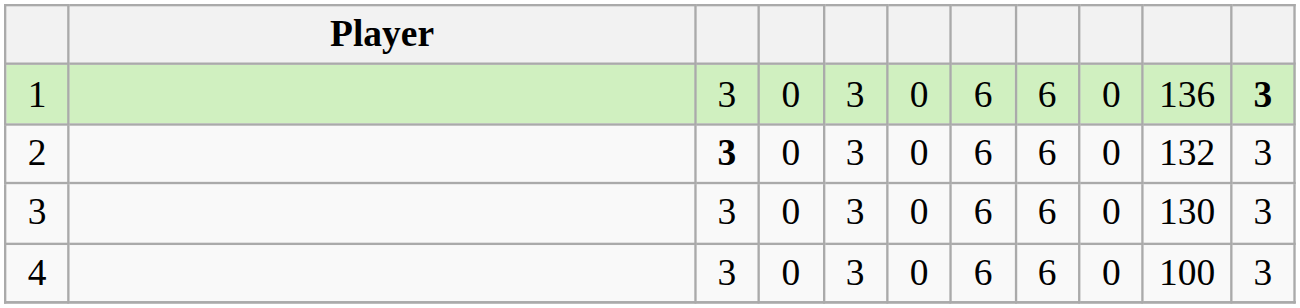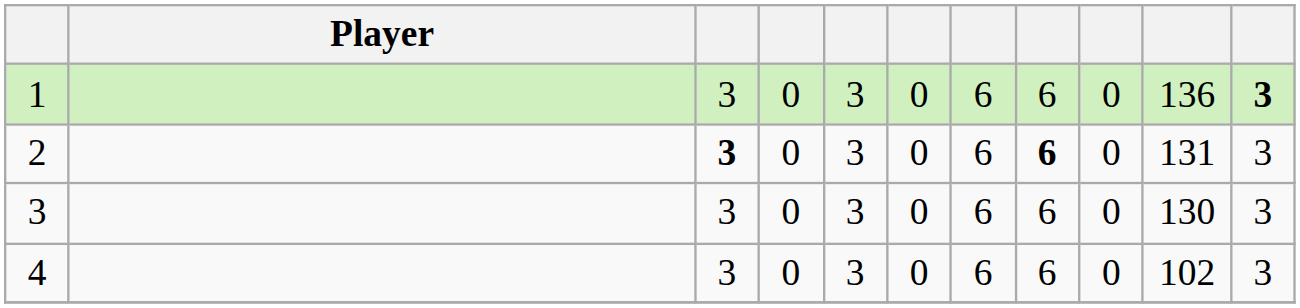(1047, 152) normal -> (1047, 152) bold
(1187, 152) 132 -> (1187, 152) 131
(1187, 271) 100 -> (1187, 271) 102
